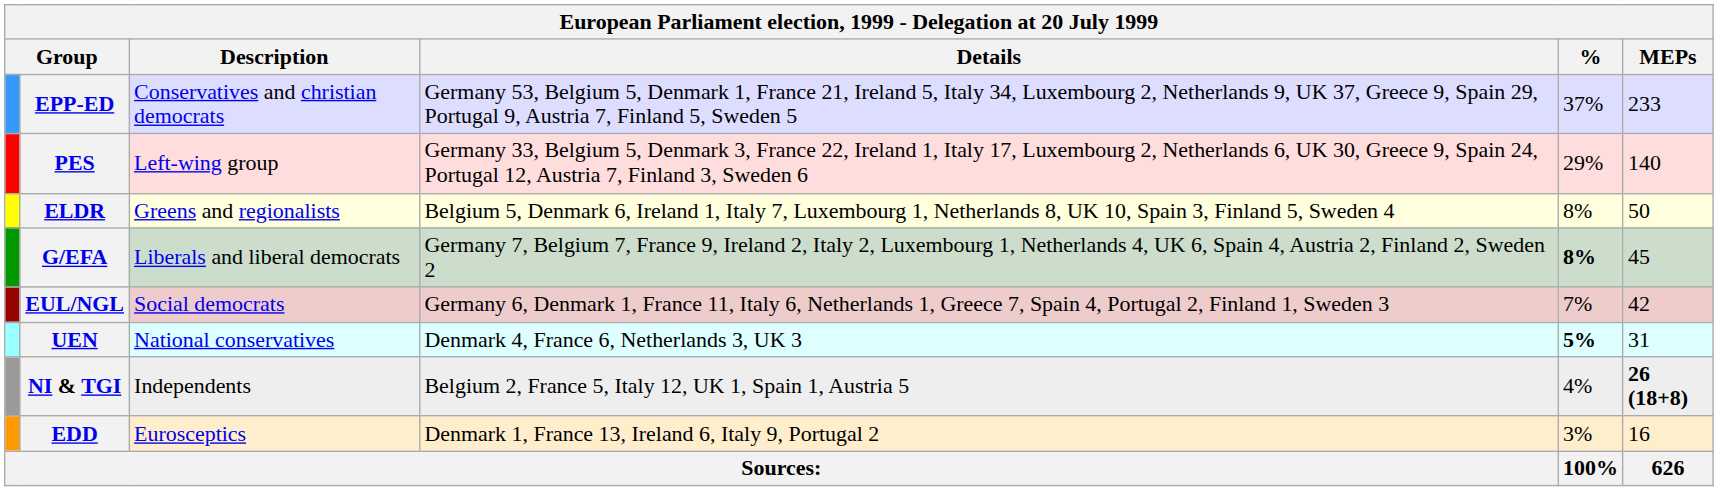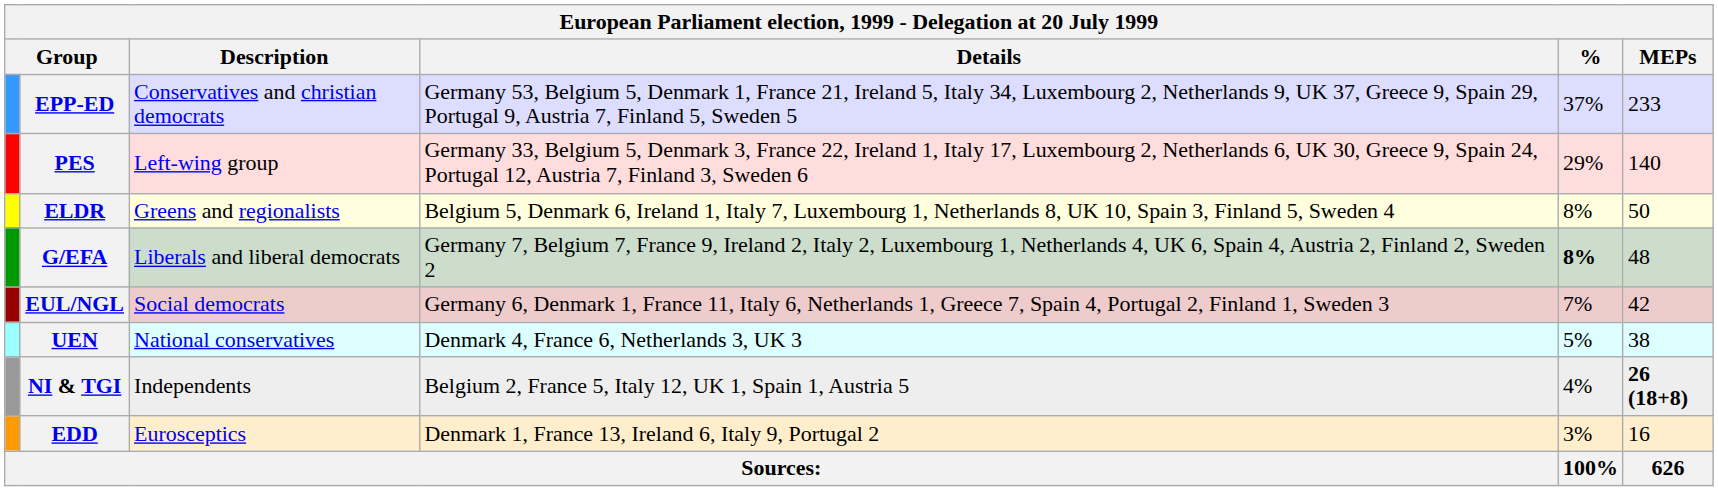(1639, 257) 45 -> (1639, 257) 48
(1580, 339) bold -> (1578, 339) normal
(1639, 339) 31 -> (1639, 339) 38
